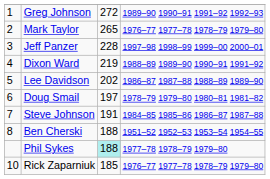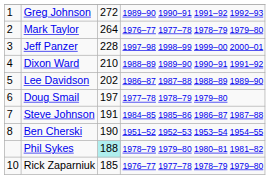(109, 30) 265 -> (109, 30) 264
(109, 64) 219 -> (109, 64) 210
(193, 98) 1978–79 1979–80 1980–81 1981–82 -> (175, 98) 1977–78 1978–79 1979–80
(109, 132) 188 -> (109, 132) 190
(175, 149) 1977–78 1978–79 1979–80 -> (193, 149) 1978–79 1979–80 1980–81 1981–82
